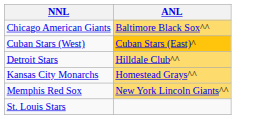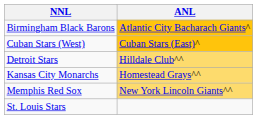+ row: (61, 28)
- row: (59, 28)
